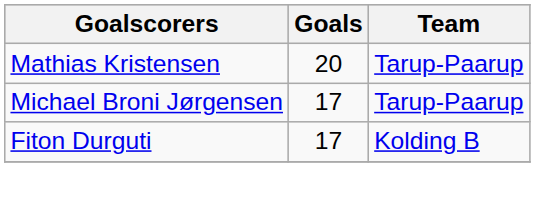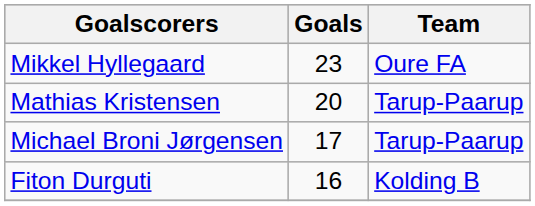+ row: (108, 63)
(329, 141) 17 -> (329, 180) 16
